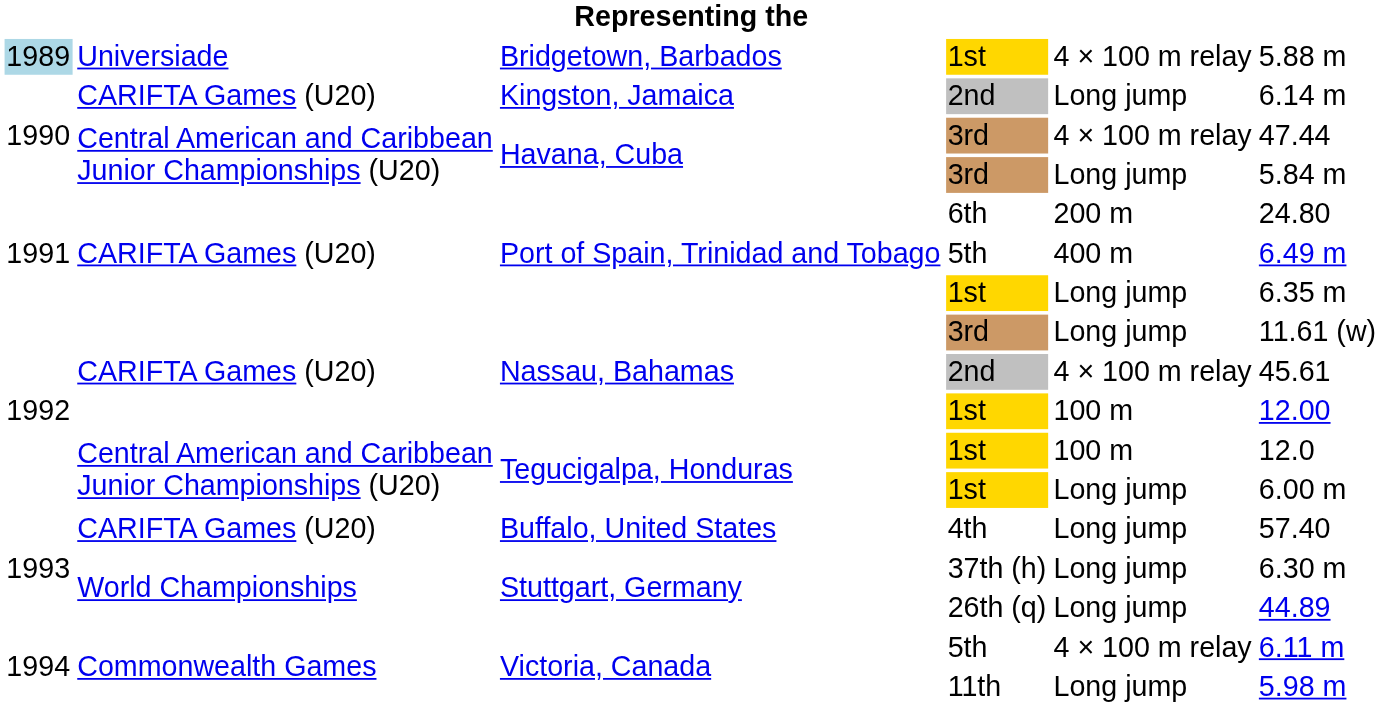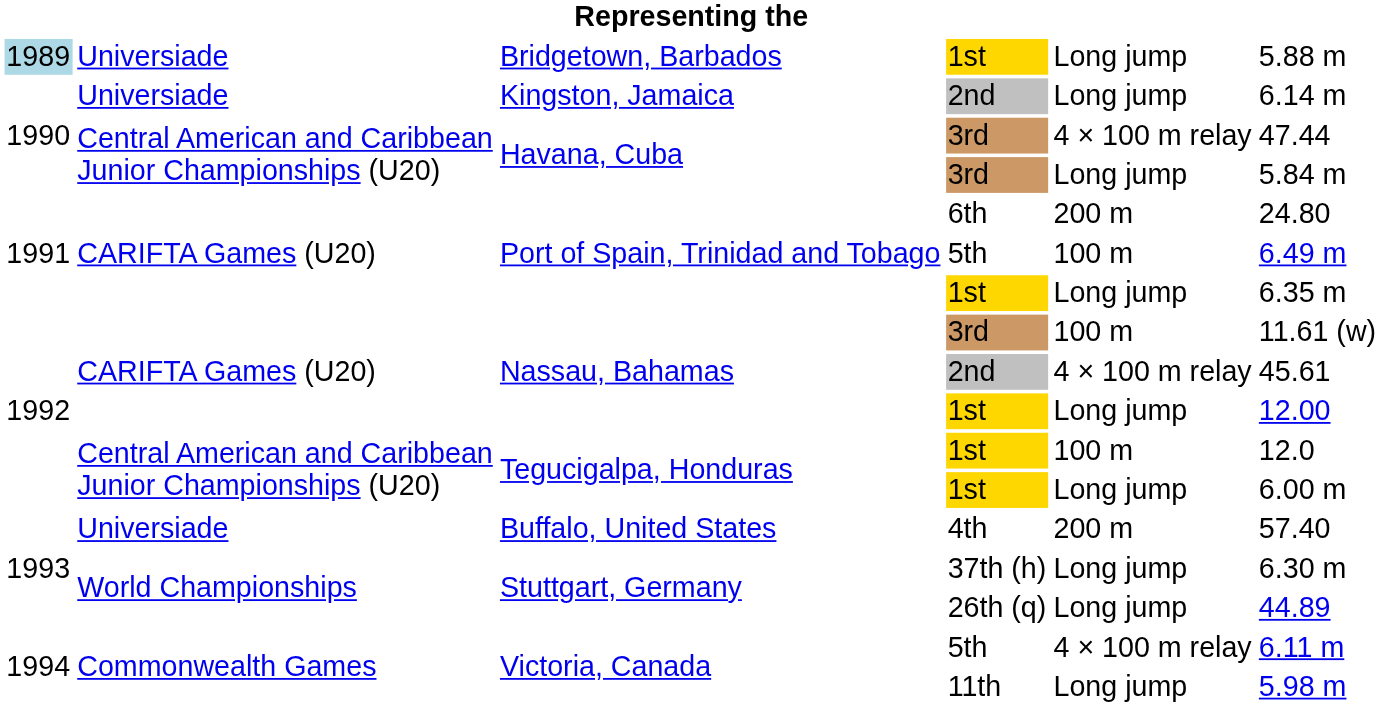(1153, 56) 4 × 100 m relay -> (1120, 56) Long jump
(227, 95) CARIFTA Games (U20) -> (153, 95) Universiade
(1093, 253) 400 m -> (1093, 253) 100 m
(1120, 332) Long jump -> (1093, 332) 100 m
(1093, 410) 100 m -> (1120, 410) Long jump
(227, 529) CARIFTA Games (U20) -> (153, 529) Universiade
(1120, 529) Long jump -> (1093, 529) 200 m
